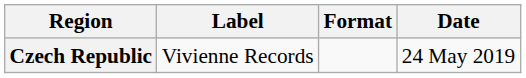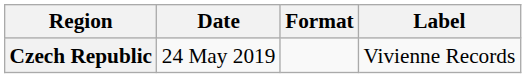columns swapped: (459, 21) <-> (238, 21)
